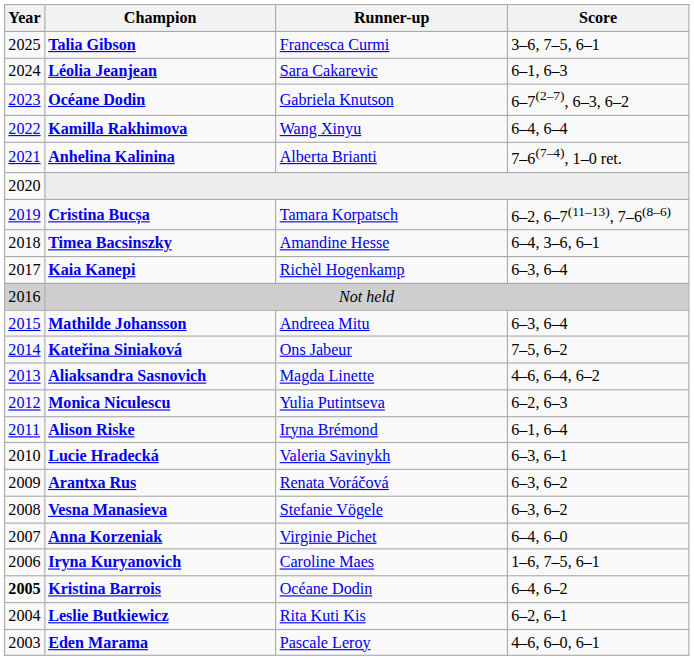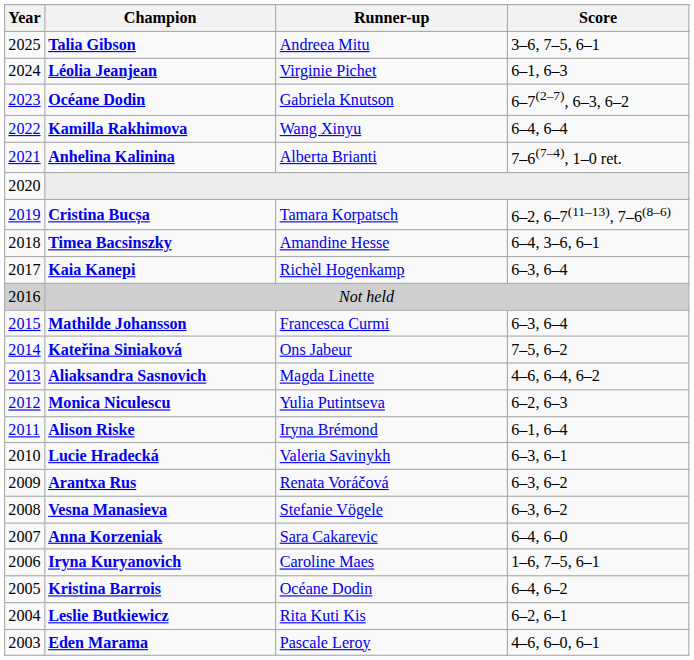(335, 44) Francesca Curmi -> (325, 44) Andreea Mitu
(329, 71) Sara Cakarevic -> (328, 71) Virginie Pichet
(325, 323) Andreea Mitu -> (335, 323) Francesca Curmi
(328, 536) Virginie Pichet -> (329, 536) Sara Cakarevic
(24, 589) bold -> (24, 589) normal
